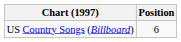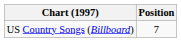(156, 29) 6 -> (156, 29) 7
